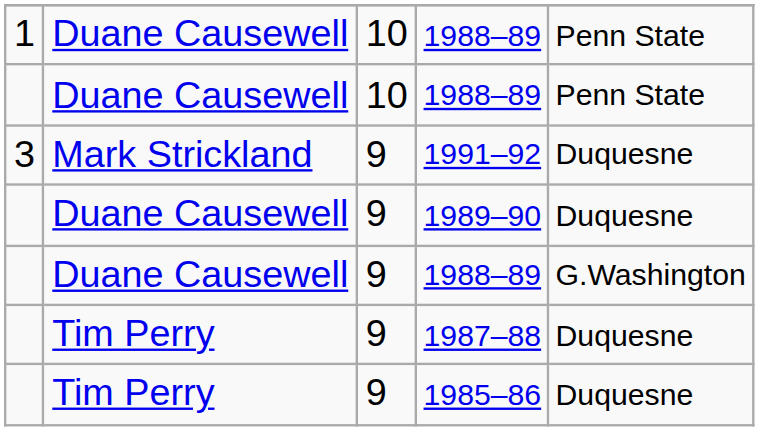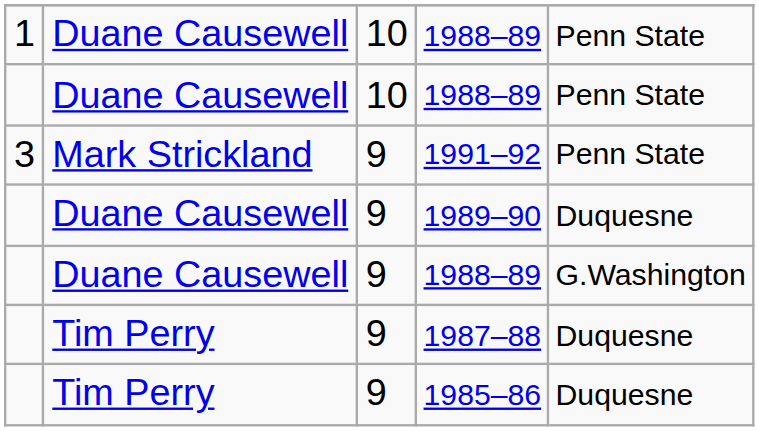(624, 155) Duquesne -> (630, 155) Penn State
